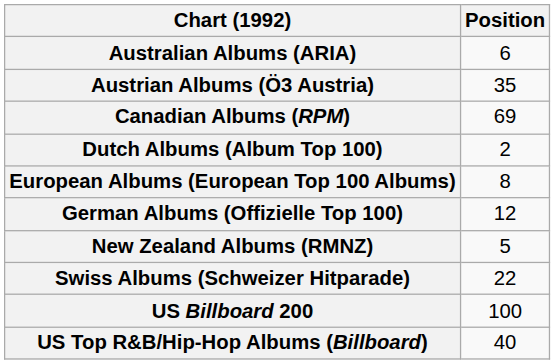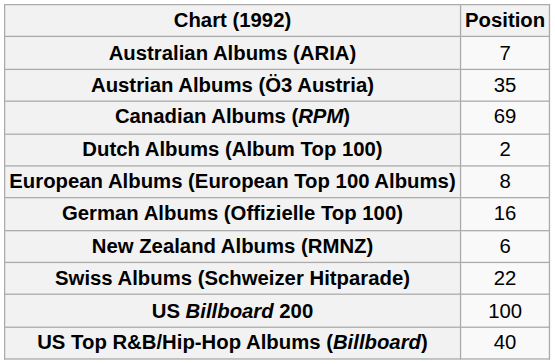(505, 52) 6 -> (505, 52) 7
(505, 213) 12 -> (505, 213) 16
(505, 246) 5 -> (505, 246) 6
